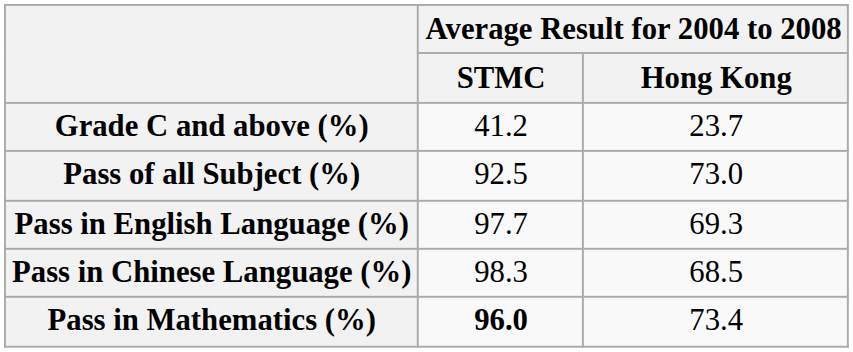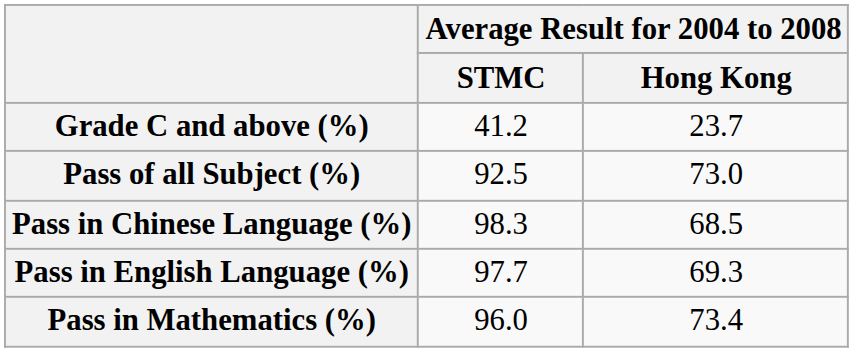rows swapped: (212, 272) <-> (212, 223)
(501, 321) bold -> (501, 321) normal
